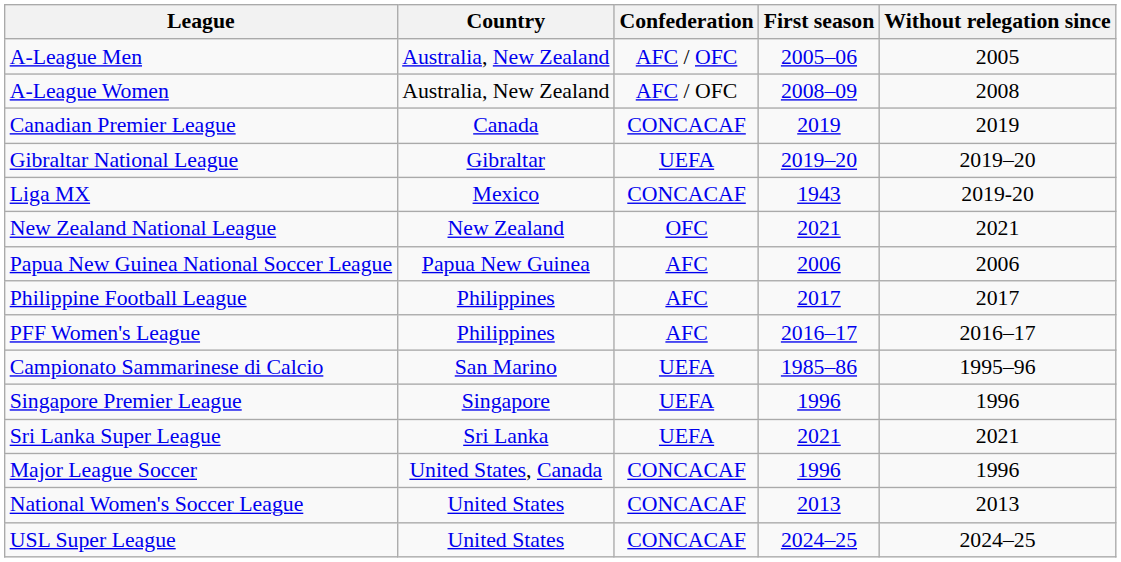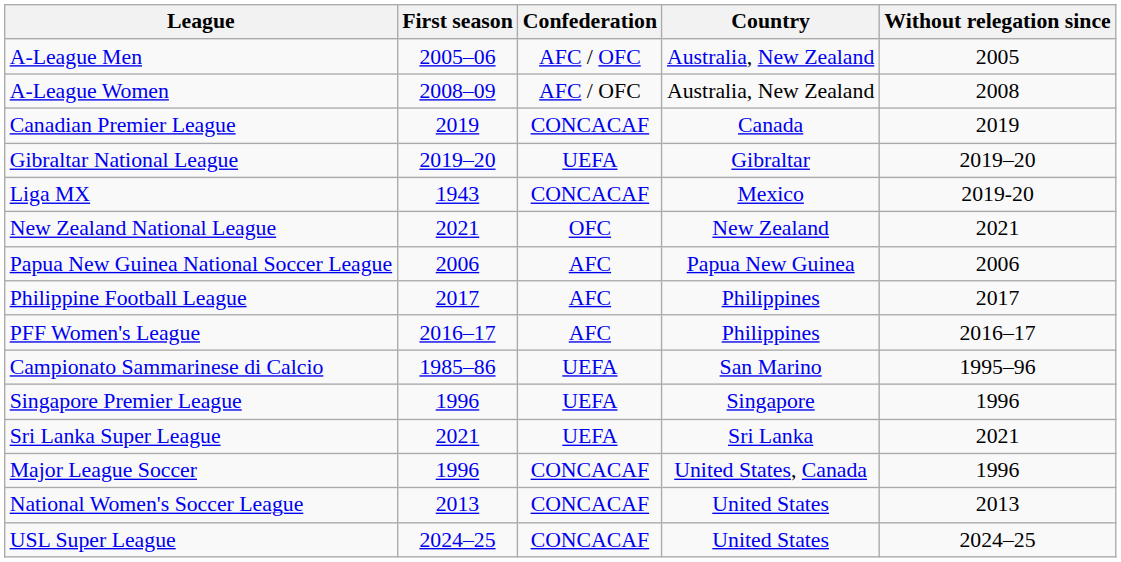columns swapped: (506, 21) <-> (819, 21)
